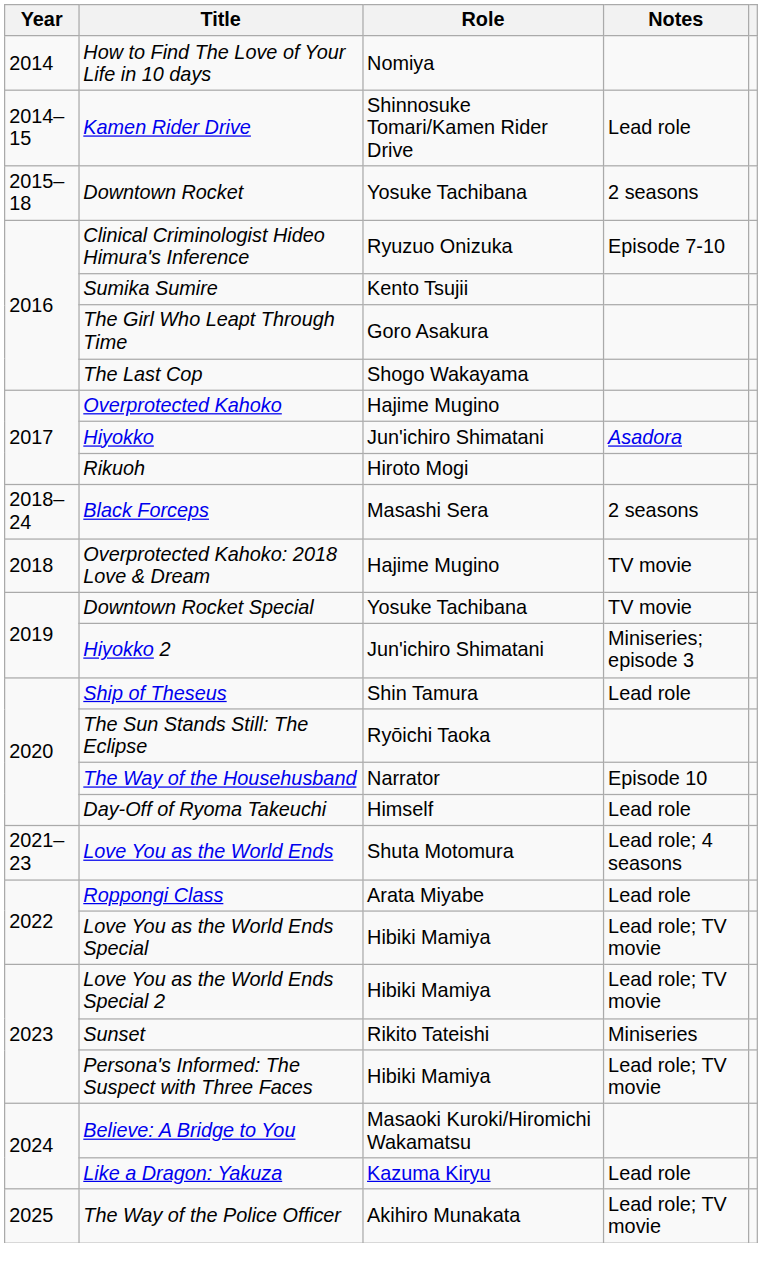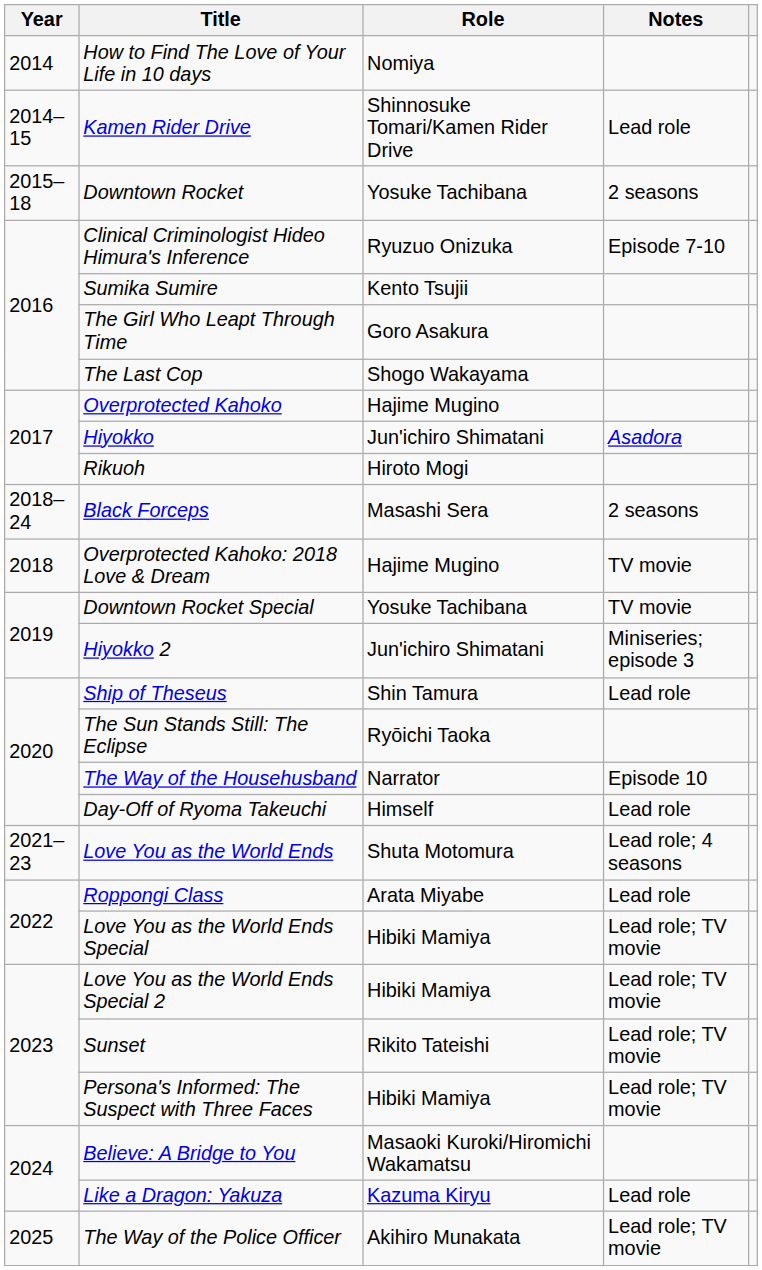(653, 1034) Miniseries -> (667, 1045) Lead role; TV movie
